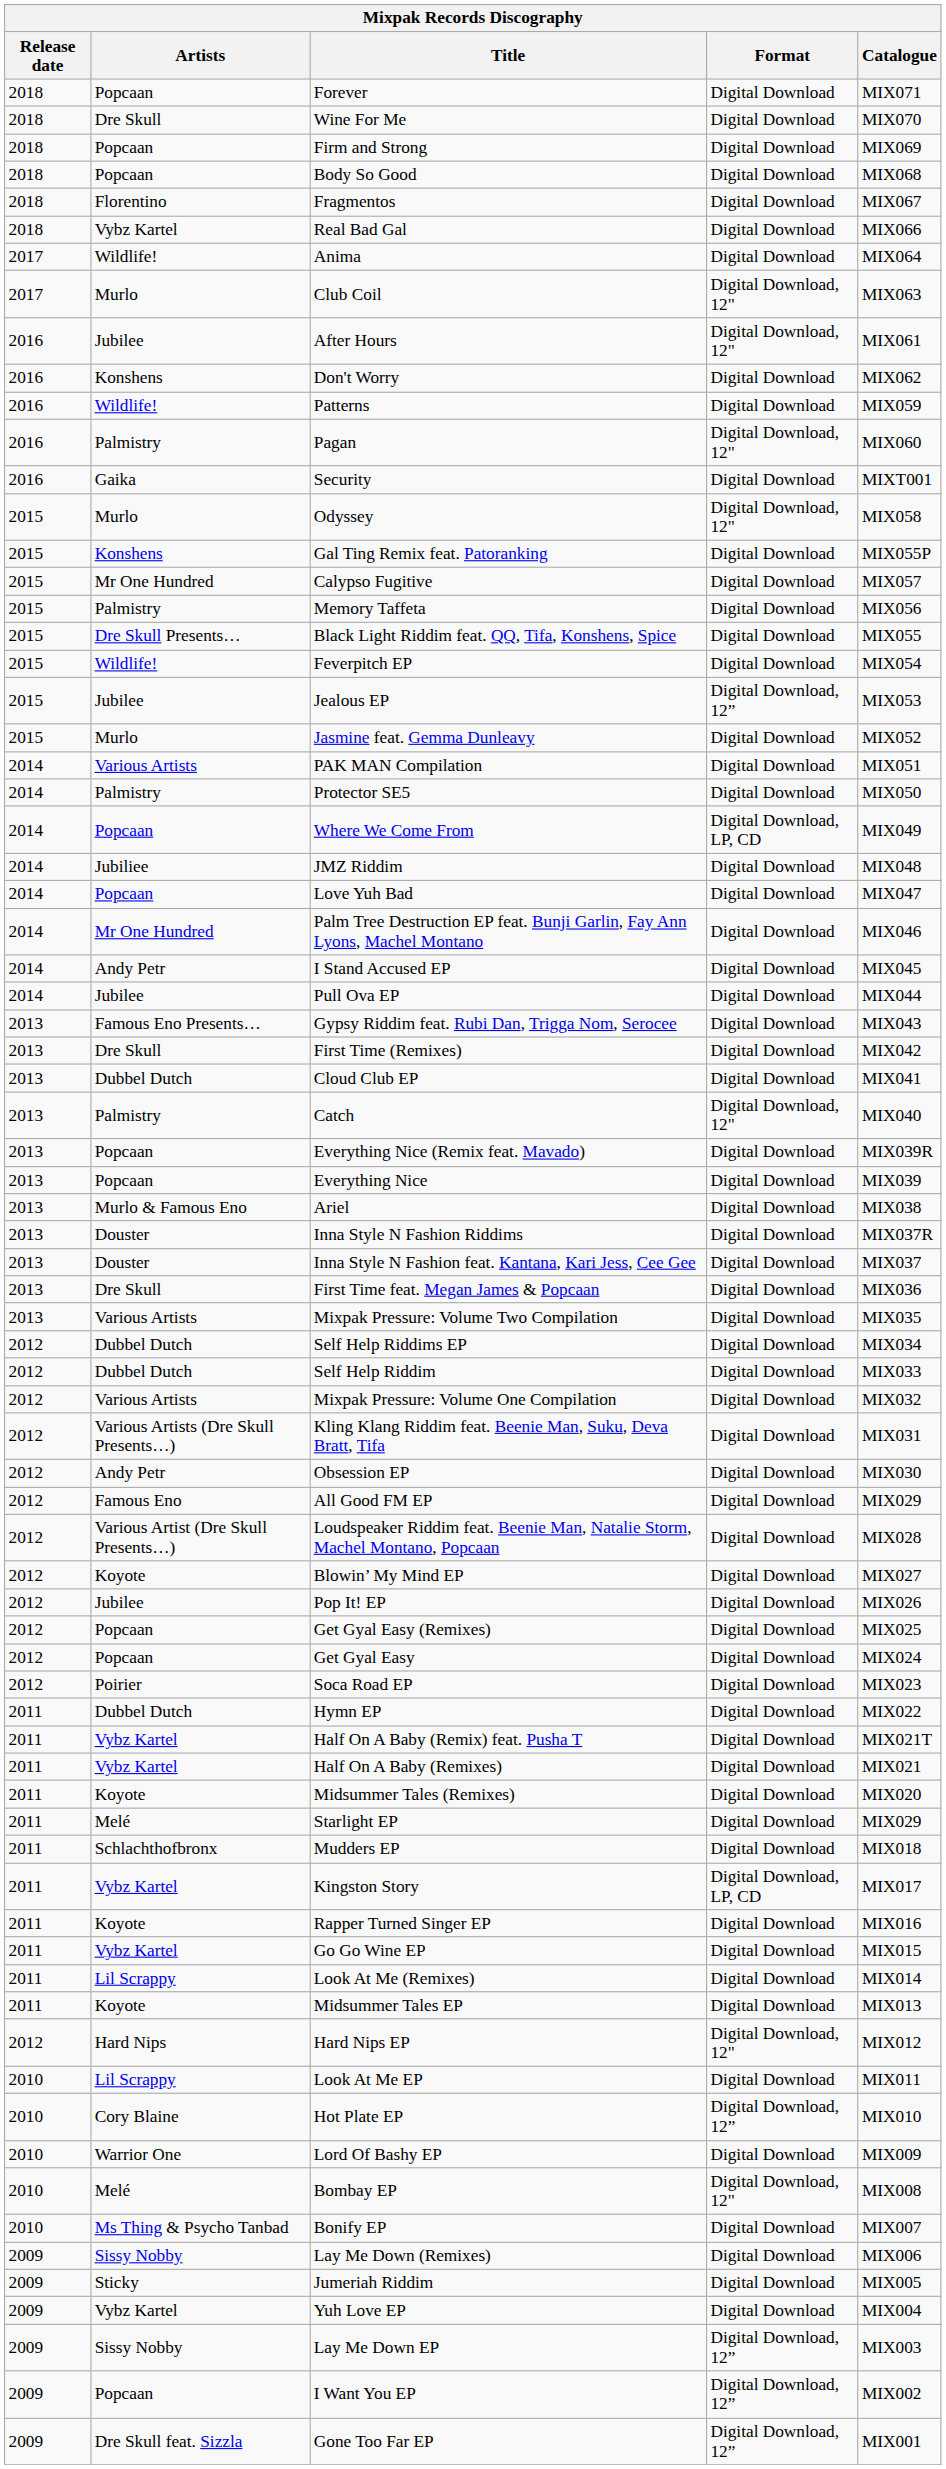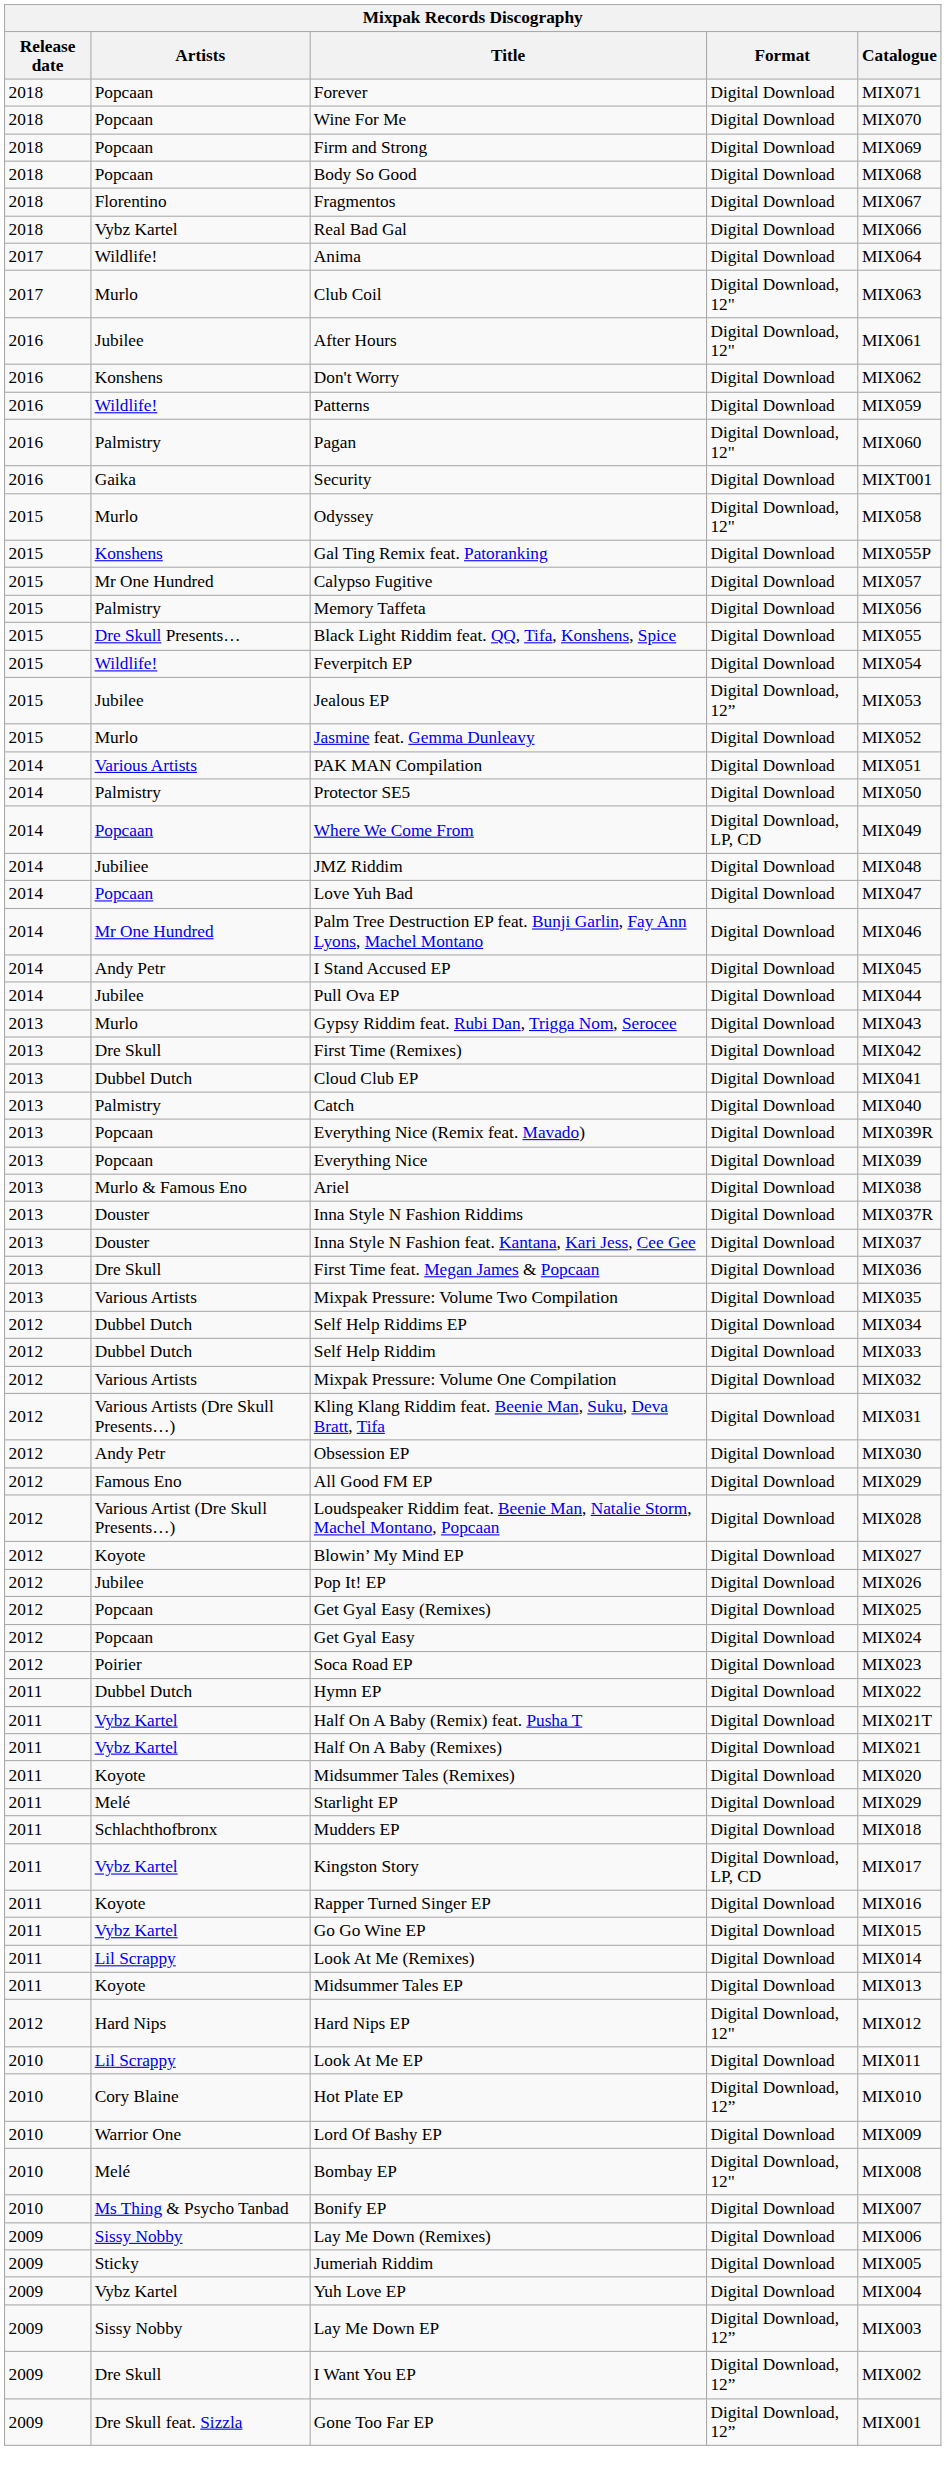(128, 119) Dre Skull -> (124, 119) Popcaan
(178, 1023) Famous Eno Presents… -> (116, 1023) Murlo
(775, 1115) Digital Download, 12" -> (773, 1105) Digital Download
(124, 2394) Popcaan -> (128, 2374) Dre Skull
